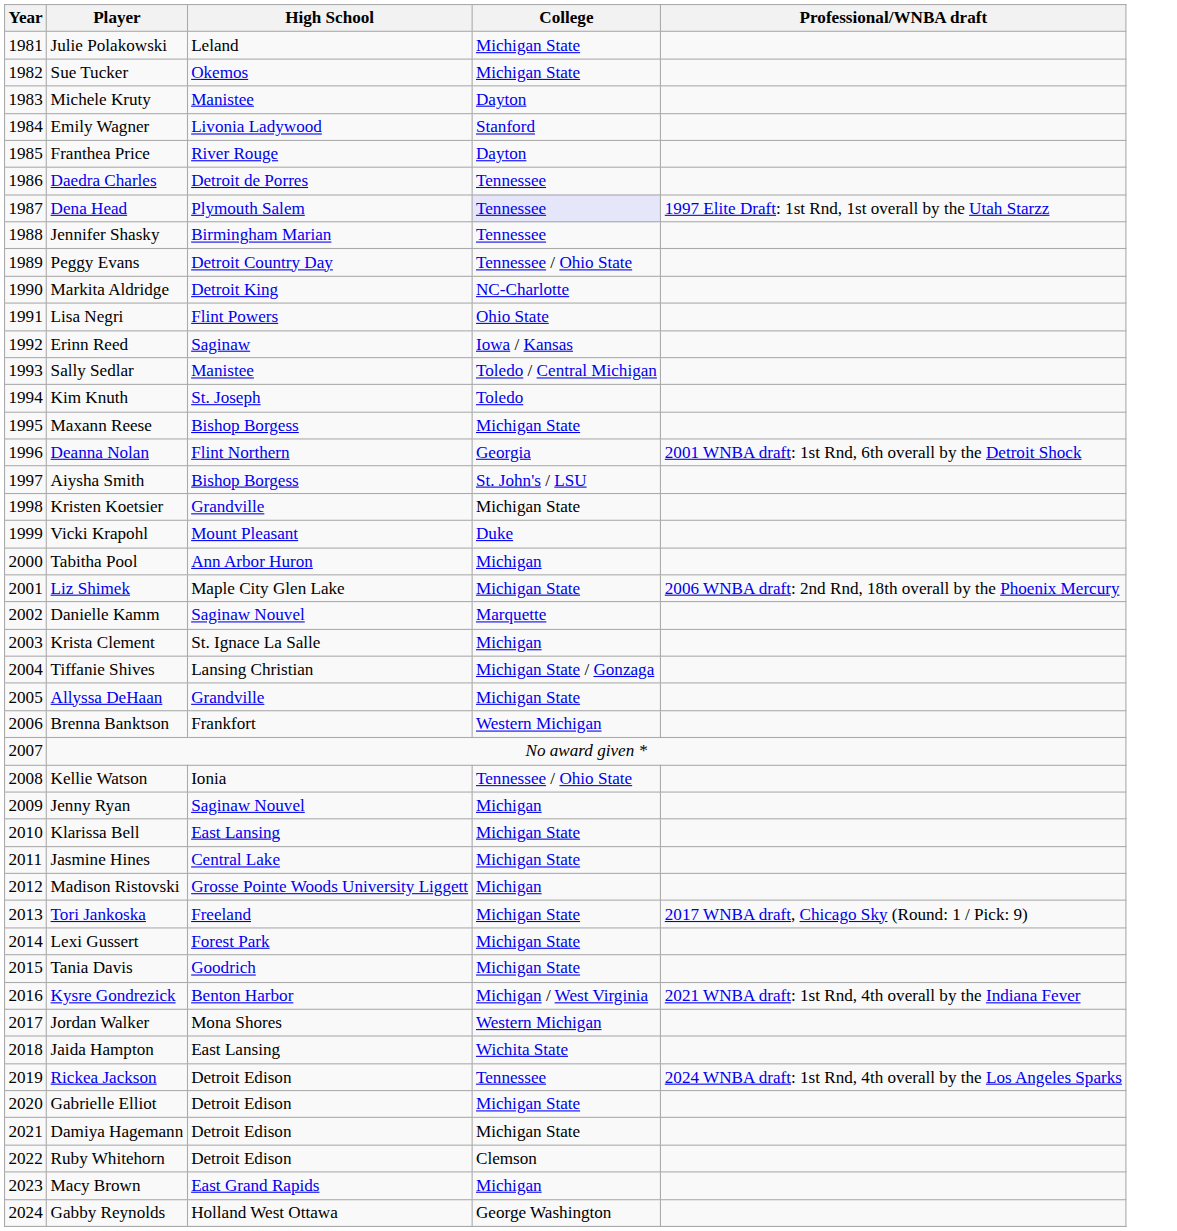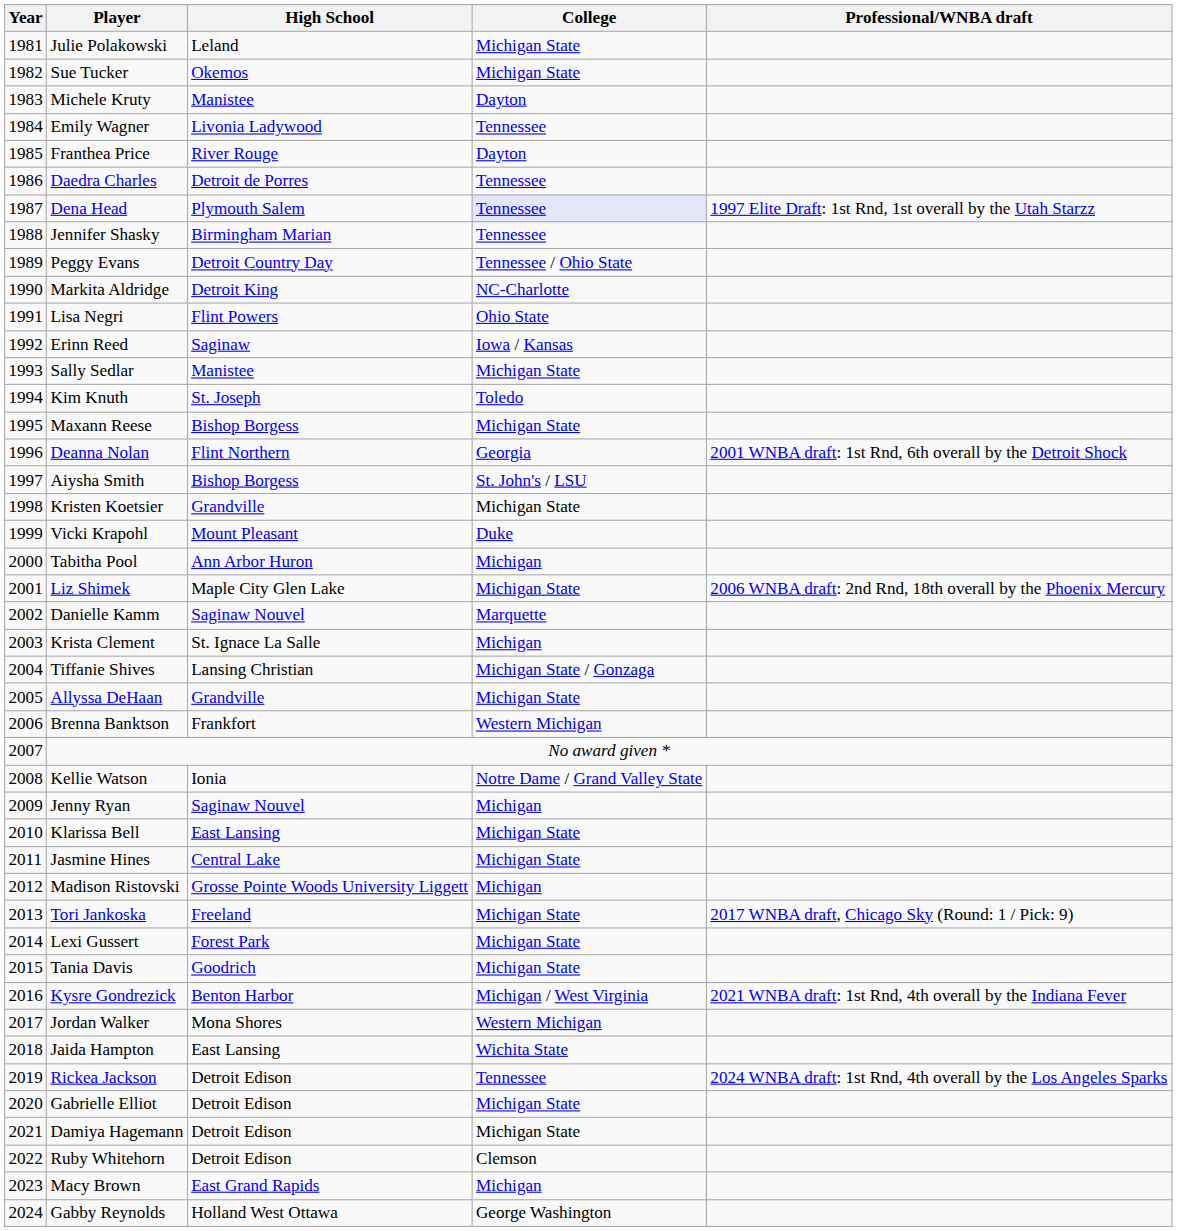(505, 126) Stanford -> (511, 126) Tennessee
(566, 371) Toledo / Central Michigan -> (528, 371) Michigan State
(554, 778) Tennessee / Ohio State -> (589, 778) Notre Dame / Grand Valley State
